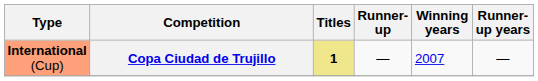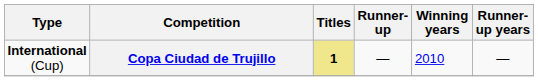(47, 58) lightsalmon background -> (47, 58) no background
(430, 58) 2007 -> (430, 58) 2010
